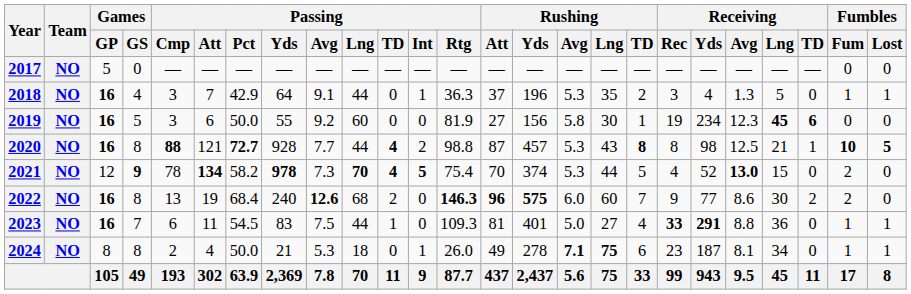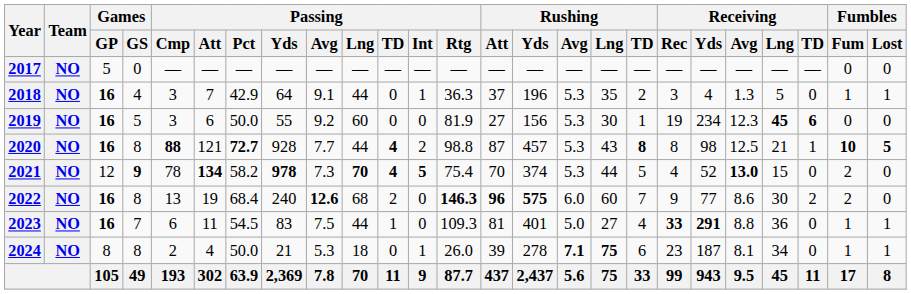(574, 120) 5.8 -> (574, 120) 5.3
(497, 250) 49 -> (497, 250) 39
